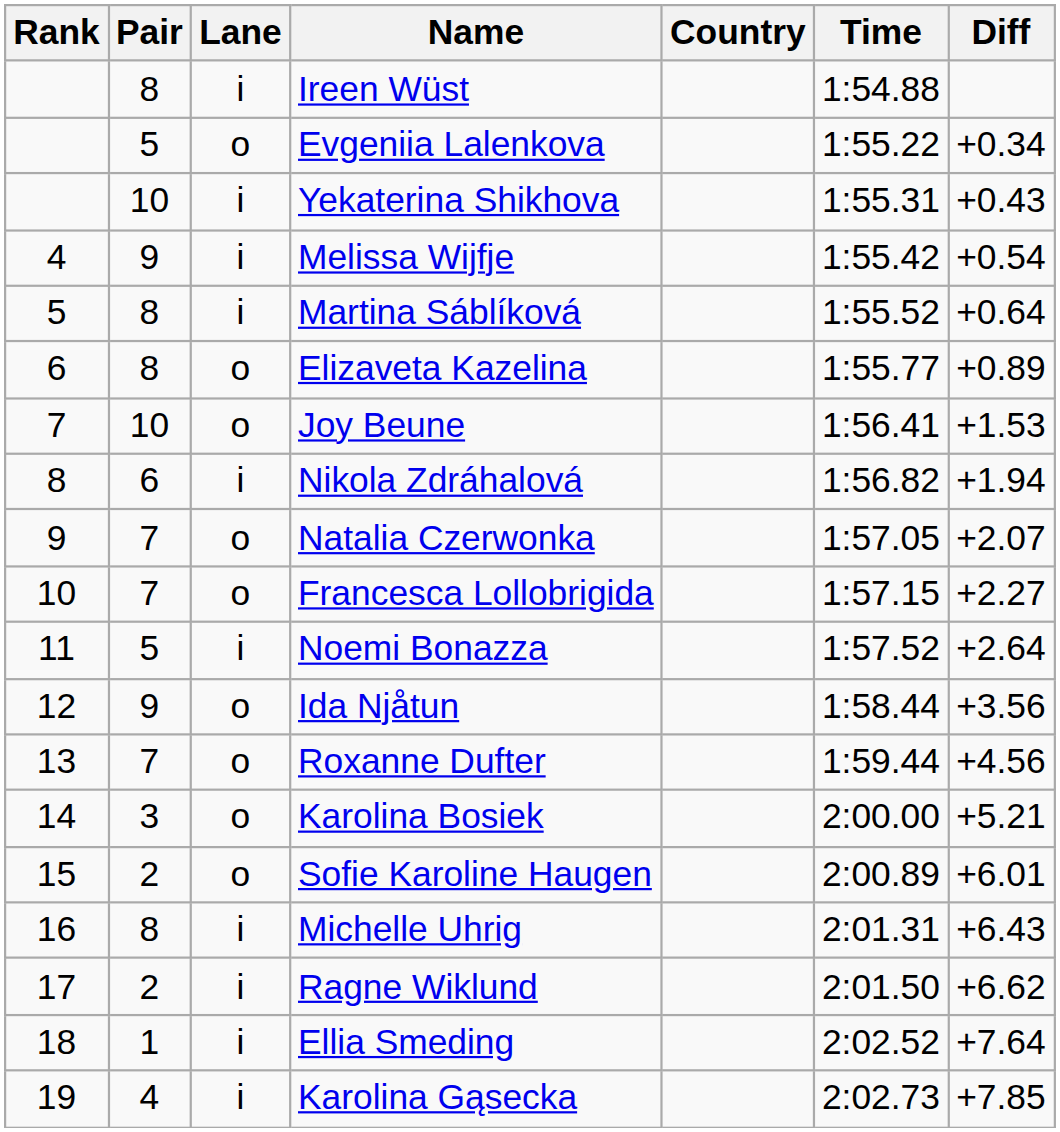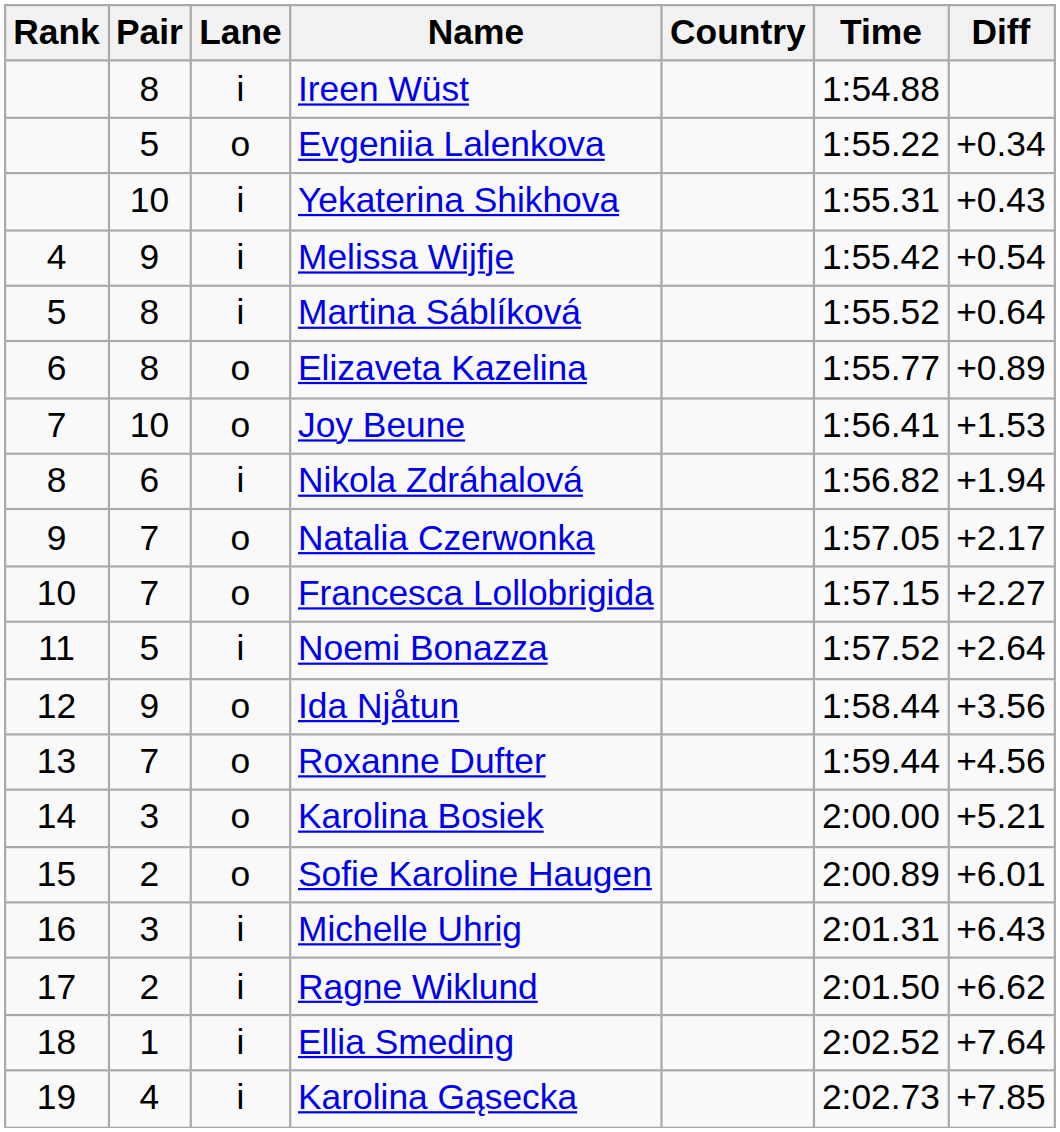(1001, 537) +2.07 -> (1001, 537) +2.17
(149, 929) 8 -> (149, 929) 3
